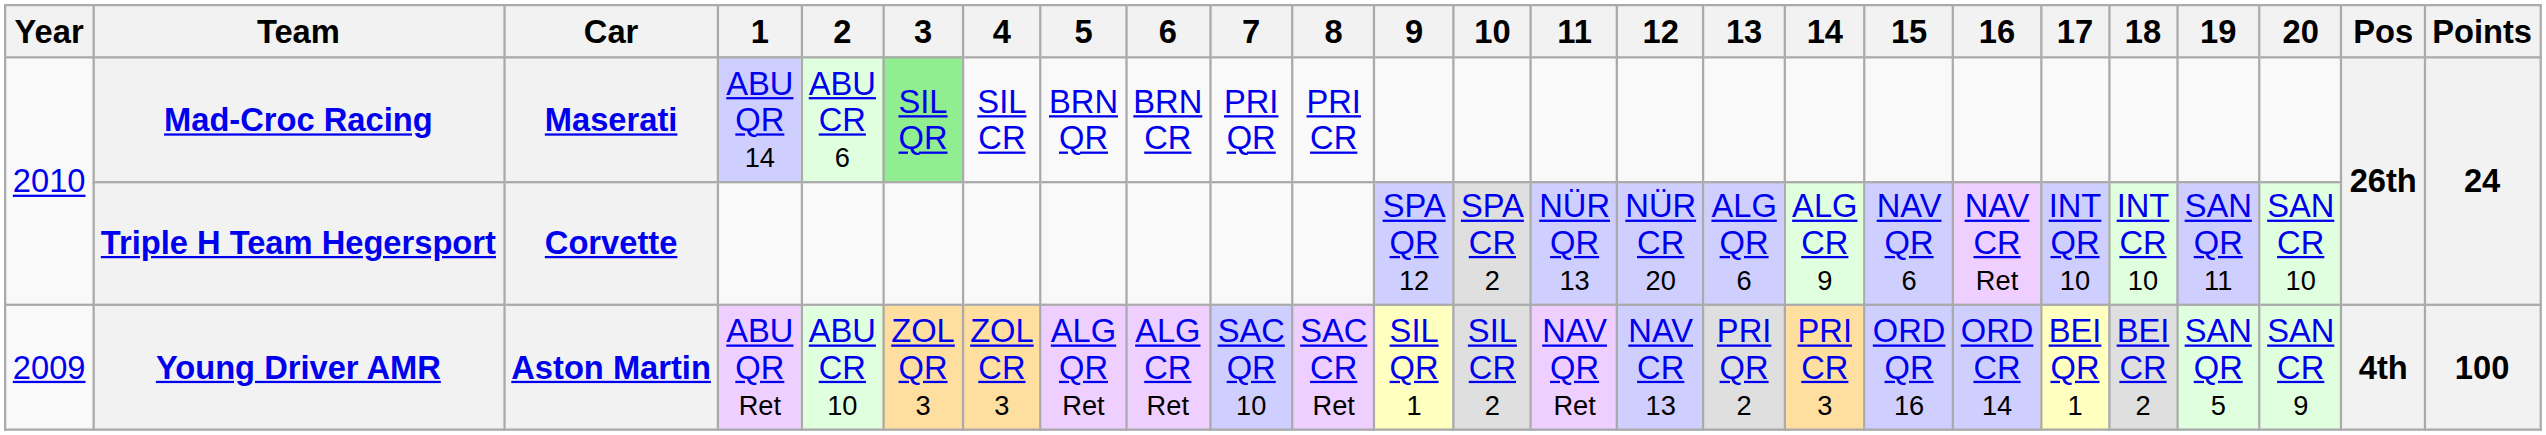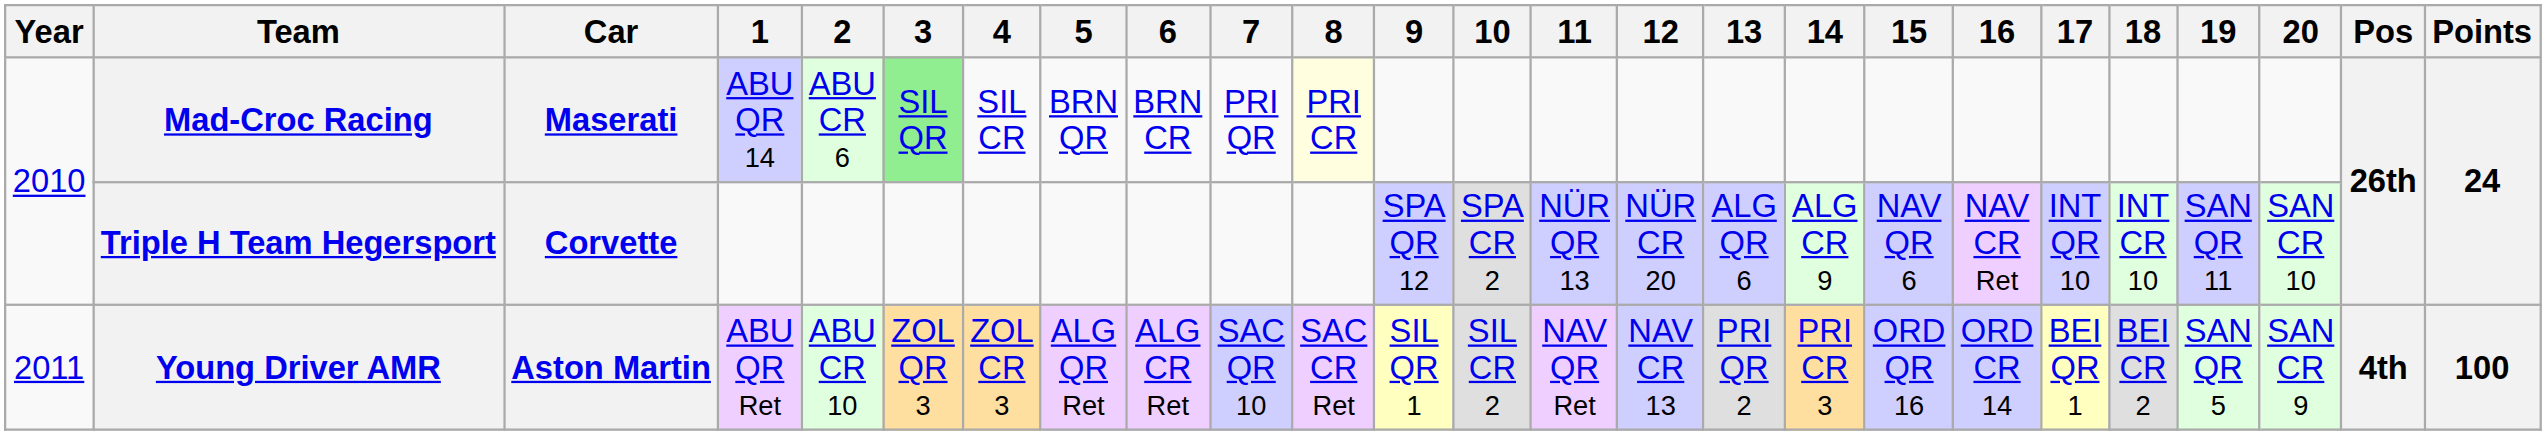(1334, 119) no background -> (1334, 119) lightyellow background
(49, 368) 2009 -> (49, 368) 2011
